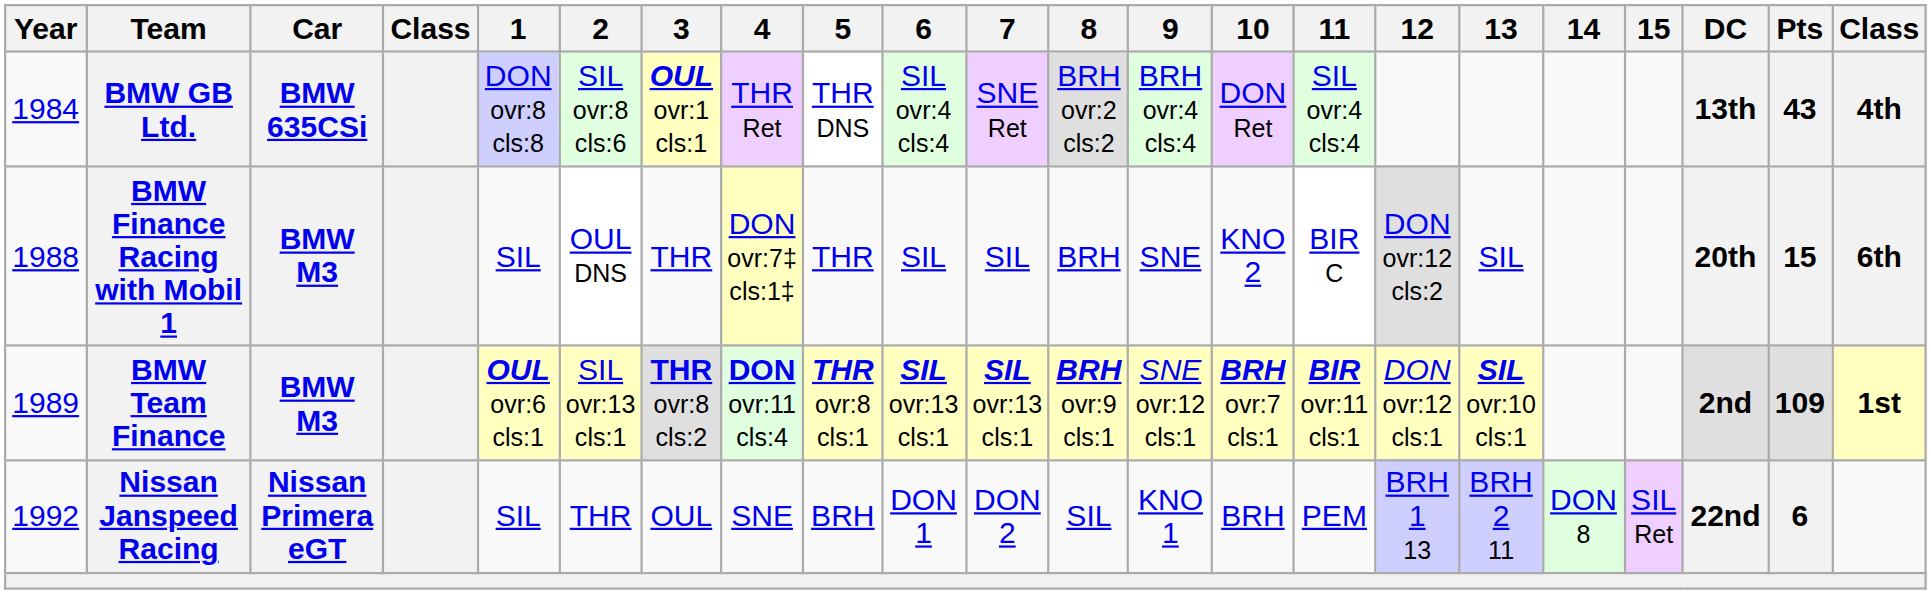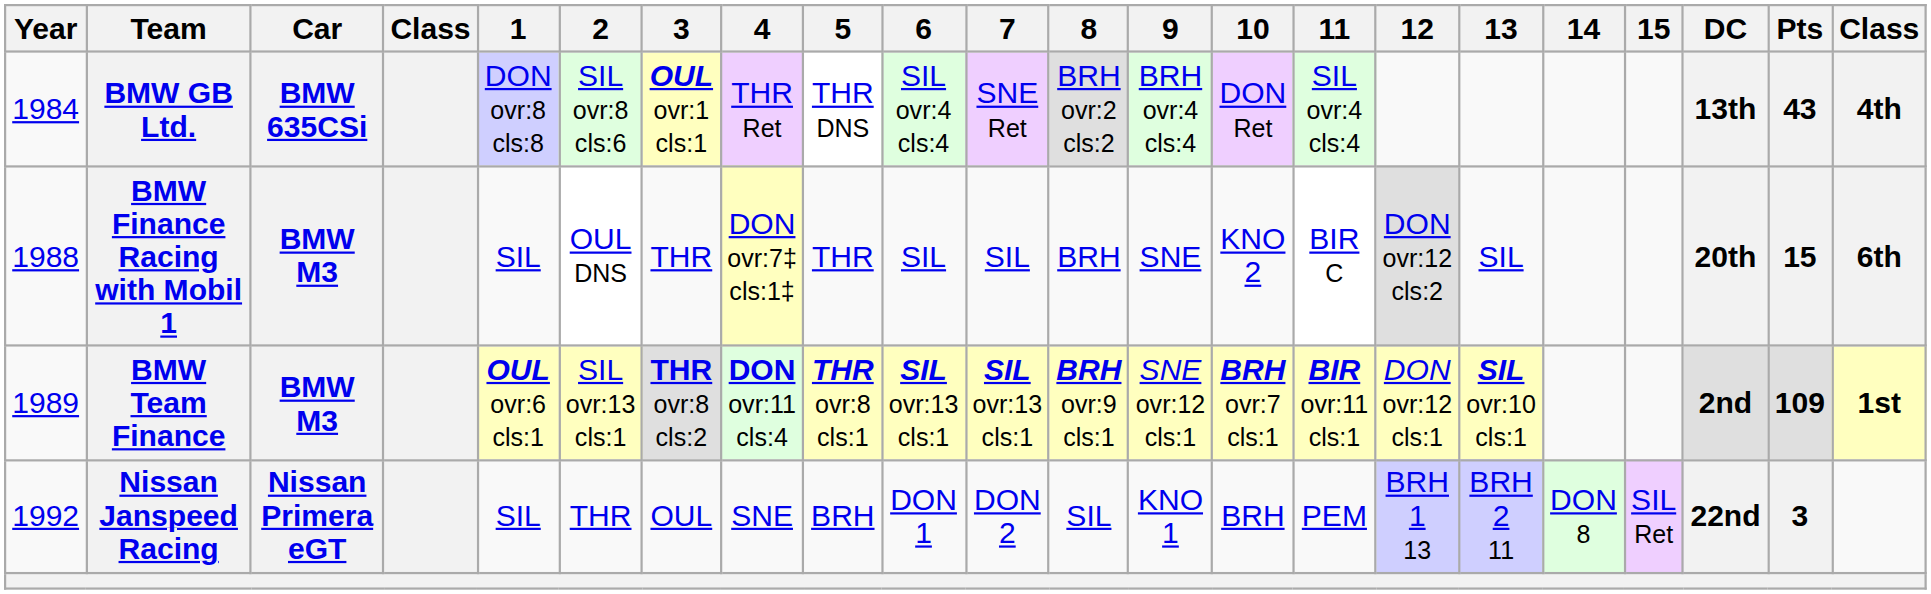(1800, 516) 6 -> (1800, 516) 3
